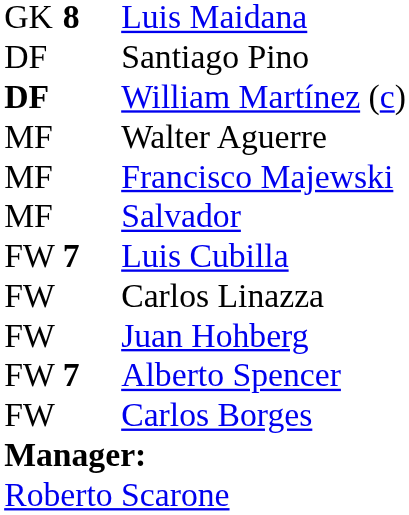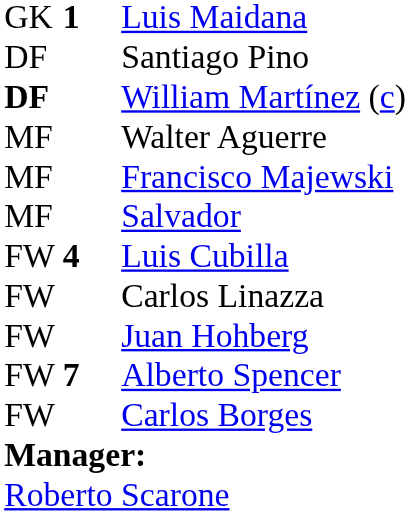(71, 17) 8 -> (71, 17) 1
(71, 255) 7 -> (71, 255) 4
